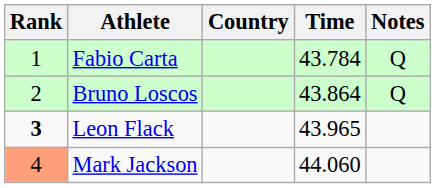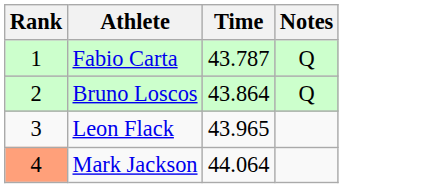- column: (248, 22)
(330, 57) 43.784 -> (239, 57) 43.787
(36, 128) bold -> (36, 128) normal
(330, 164) 44.060 -> (239, 164) 44.064
